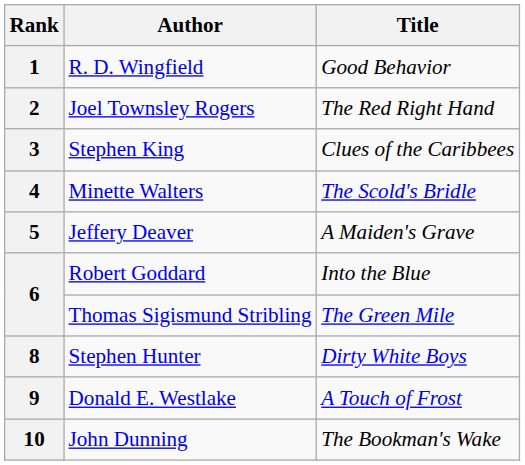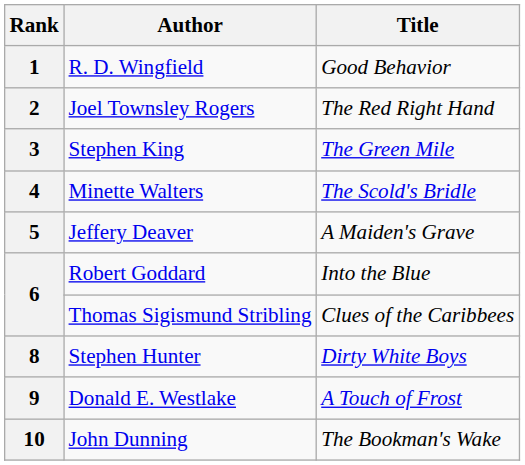(418, 149) Clues of the Caribbees -> (388, 149) The Green Mile
(388, 315) The Green Mile -> (418, 315) Clues of the Caribbees
